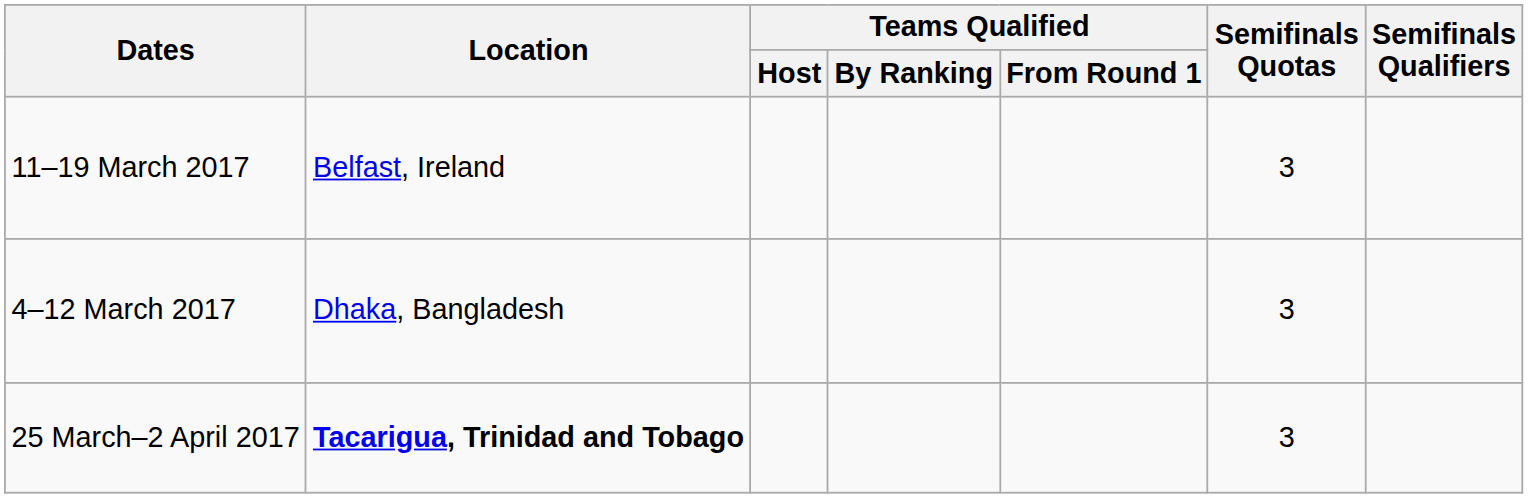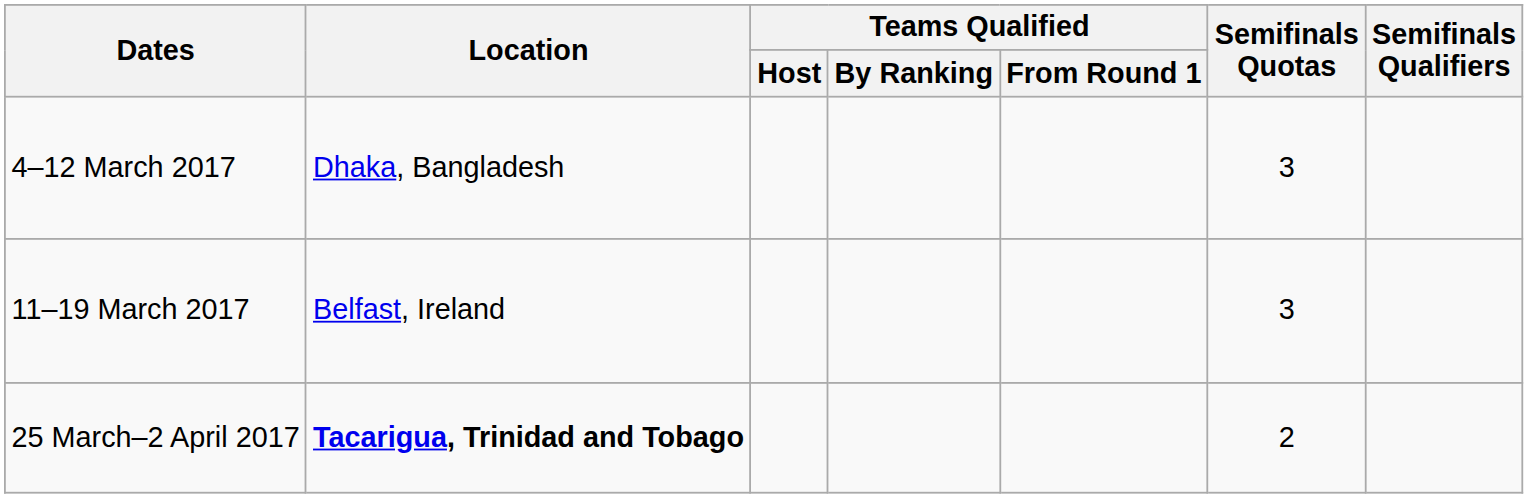rows swapped: (124, 310) <-> (131, 167)
(1287, 436) 3 -> (1287, 436) 2
